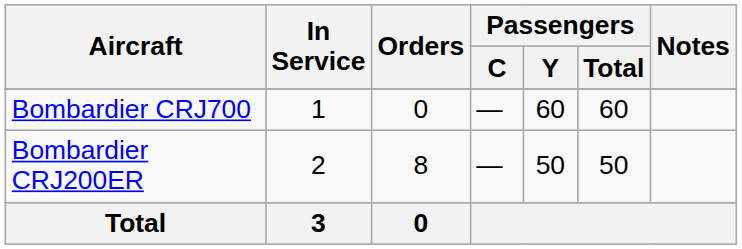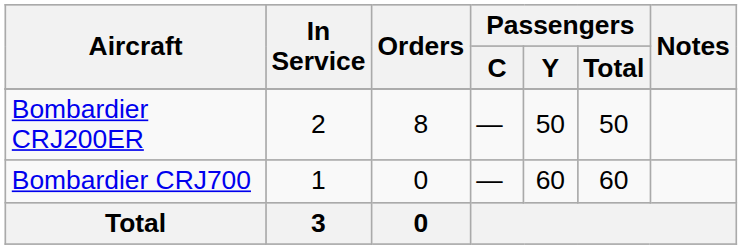rows swapped: (80, 165) <-> (131, 109)
